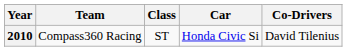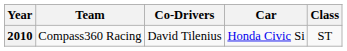columns swapped: (302, 15) <-> (162, 15)
